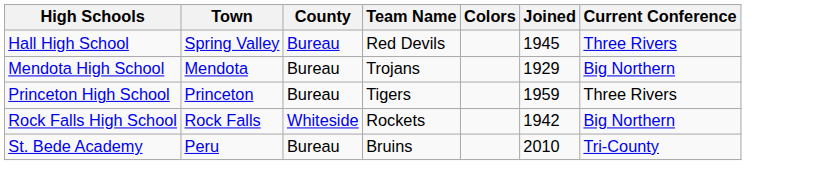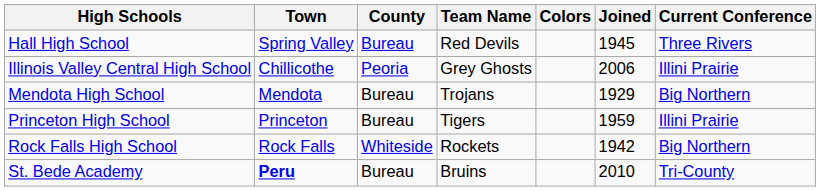+ row: (130, 69)
(630, 95) Three Rivers -> (699, 120) Illini Prairie
(202, 146) normal -> (277, 172) bold
